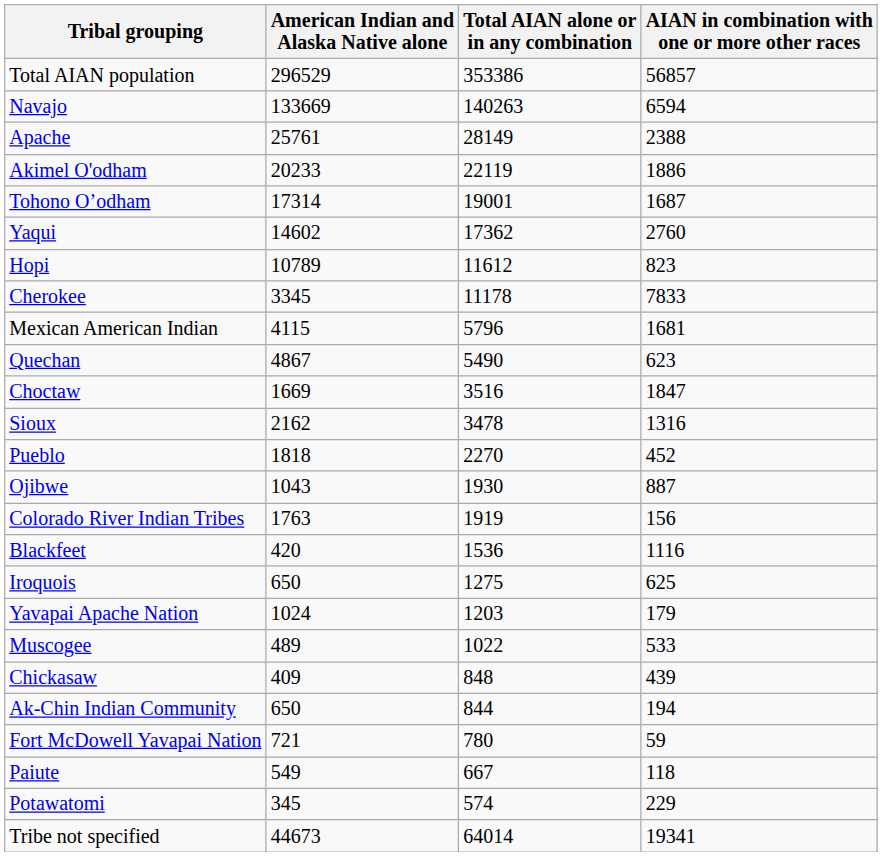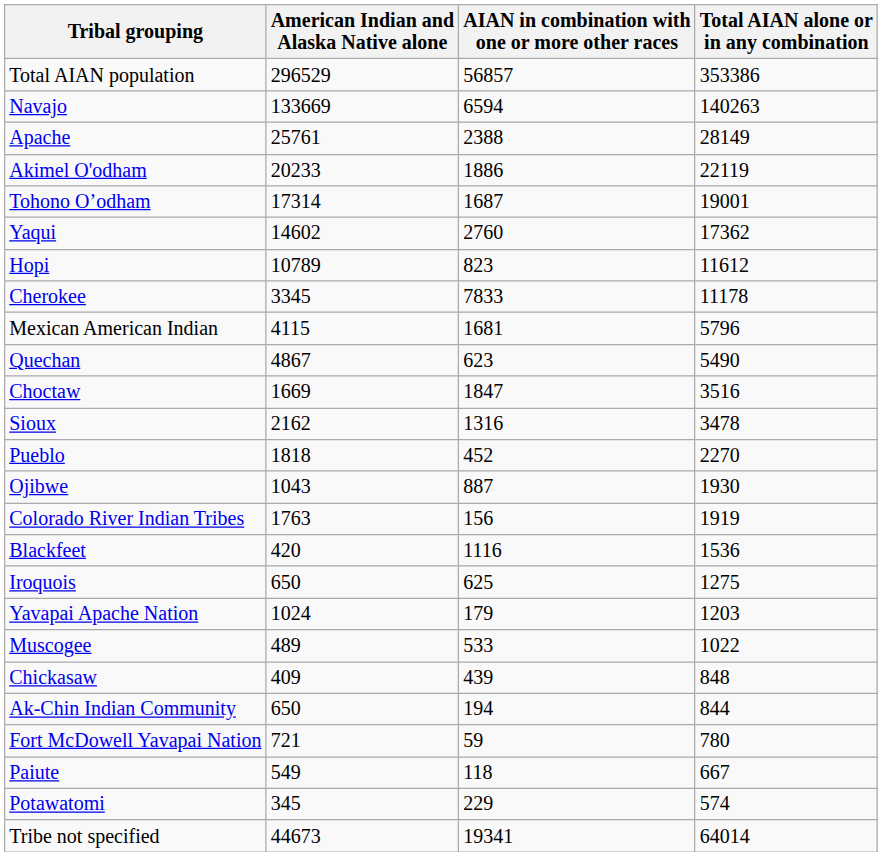columns swapped: (759, 31) <-> (550, 31)
